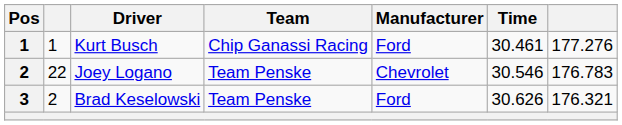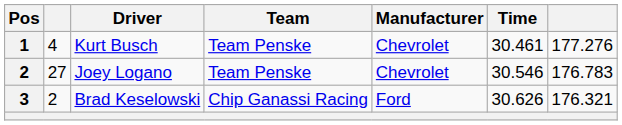(52, 45) 1 -> (52, 45) 4
(288, 45) Chip Ganassi Racing -> (260, 45) Team Penske
(393, 45) Ford -> (412, 45) Chevrolet
(57, 72) 22 -> (57, 72) 27
(260, 99) Team Penske -> (288, 99) Chip Ganassi Racing
